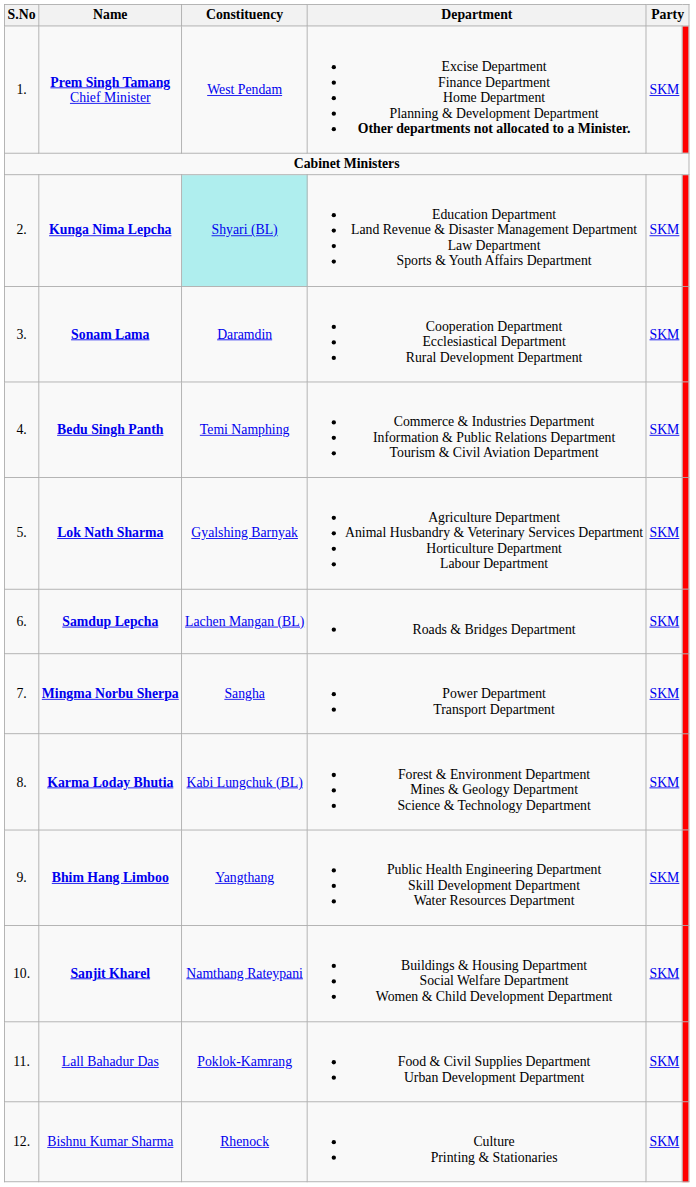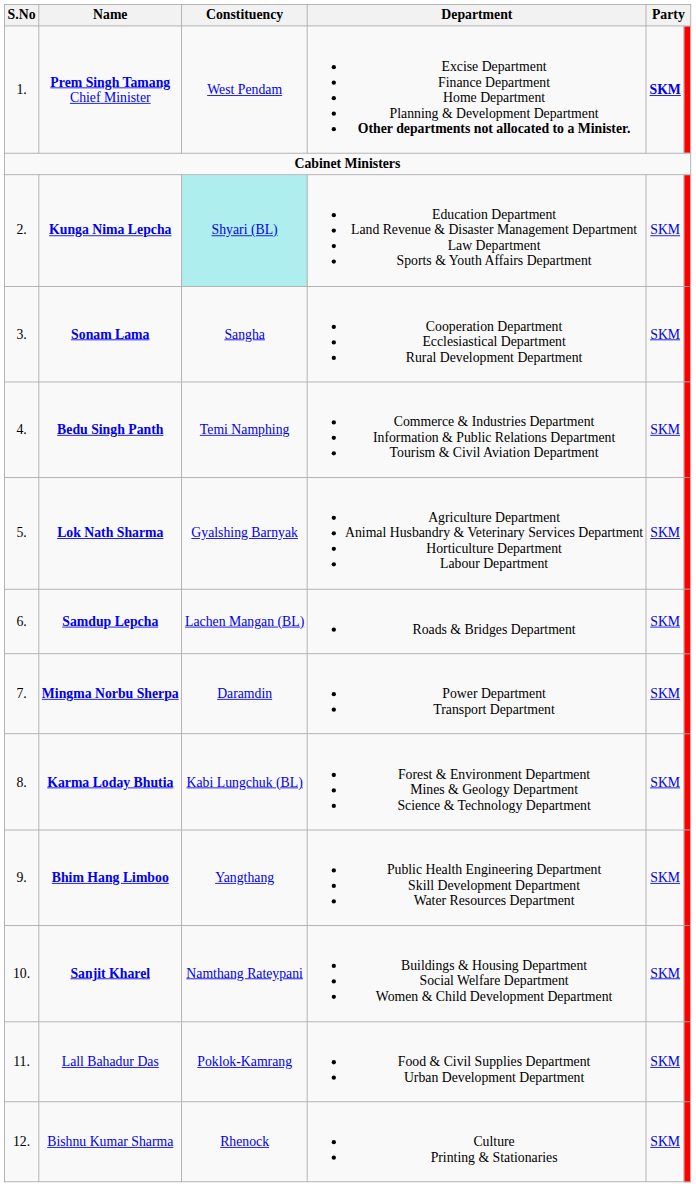(664, 89) normal -> (665, 89) bold
(245, 334) Daramdin -> (245, 334) Sangha
(245, 693) Sangha -> (245, 693) Daramdin
